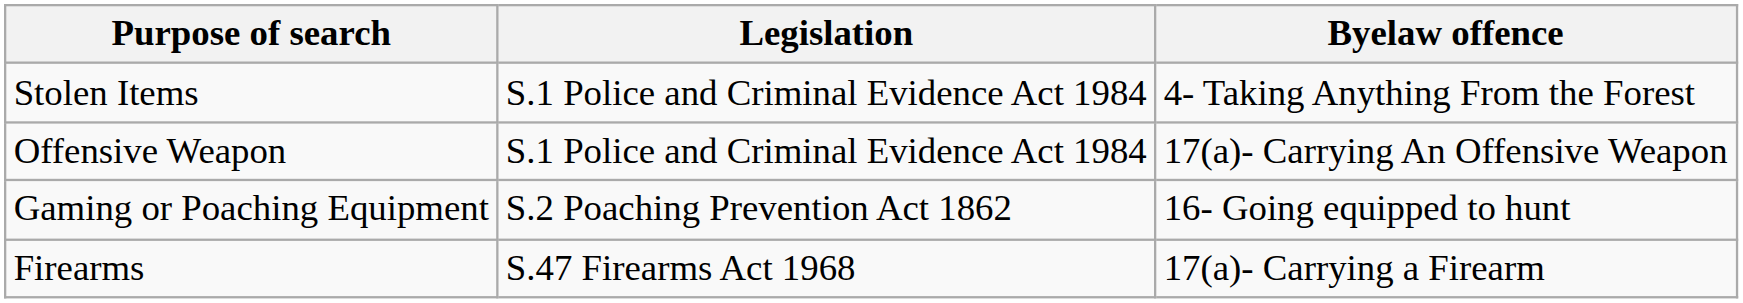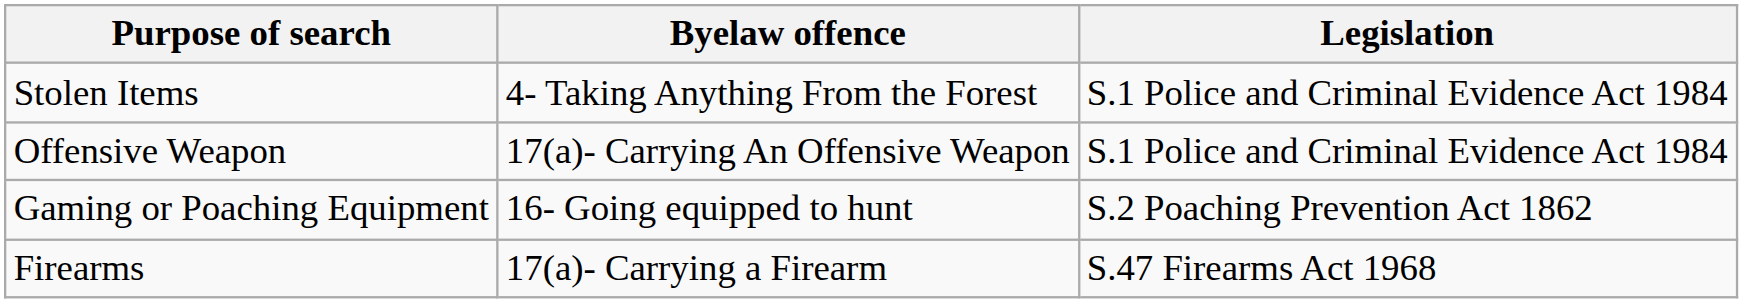columns swapped: (826, 33) <-> (1446, 33)
